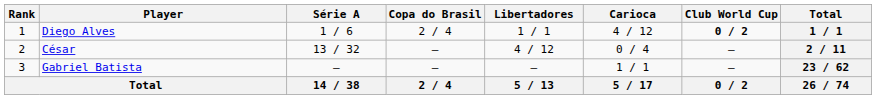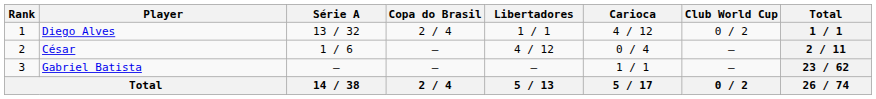(336, 31) 1 / 6 -> (336, 31) 13 / 32
(731, 31) bold -> (731, 31) normal
(336, 49) 13 / 32 -> (336, 49) 1 / 6
